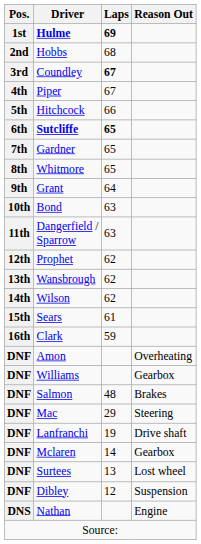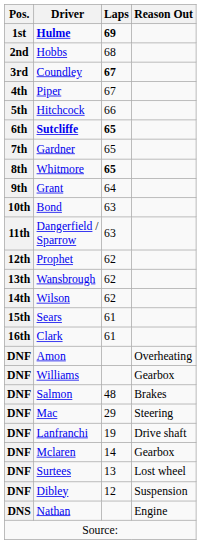(110, 168) normal -> (110, 168) bold
(110, 336) 59 -> (110, 336) 61
